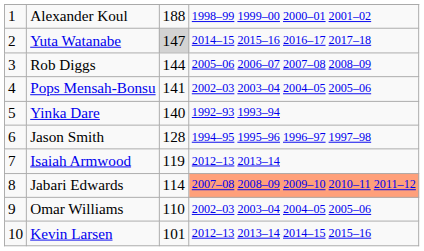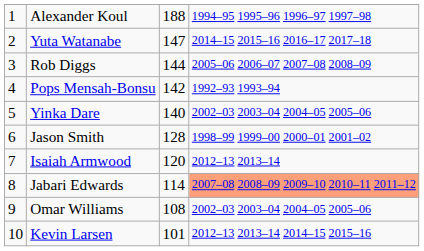(281, 16) 1998–99 1999–00 2000–01 2001–02 -> (281, 16) 1994–95 1995–96 1996–97 1997–98
(174, 40) lightgrey background -> (174, 40) no background
(174, 88) 141 -> (174, 88) 142
(281, 88) 2002–03 2003–04 2004–05 2005–06 -> (236, 88) 1992–93 1993–94
(236, 112) 1992–93 1993–94 -> (281, 112) 2002–03 2003–04 2004–05 2005–06
(281, 137) 1994–95 1995–96 1996–97 1997–98 -> (281, 137) 1998–99 1999–00 2000–01 2001–02
(174, 161) 119 -> (174, 161) 120
(174, 209) 110 -> (174, 209) 108
